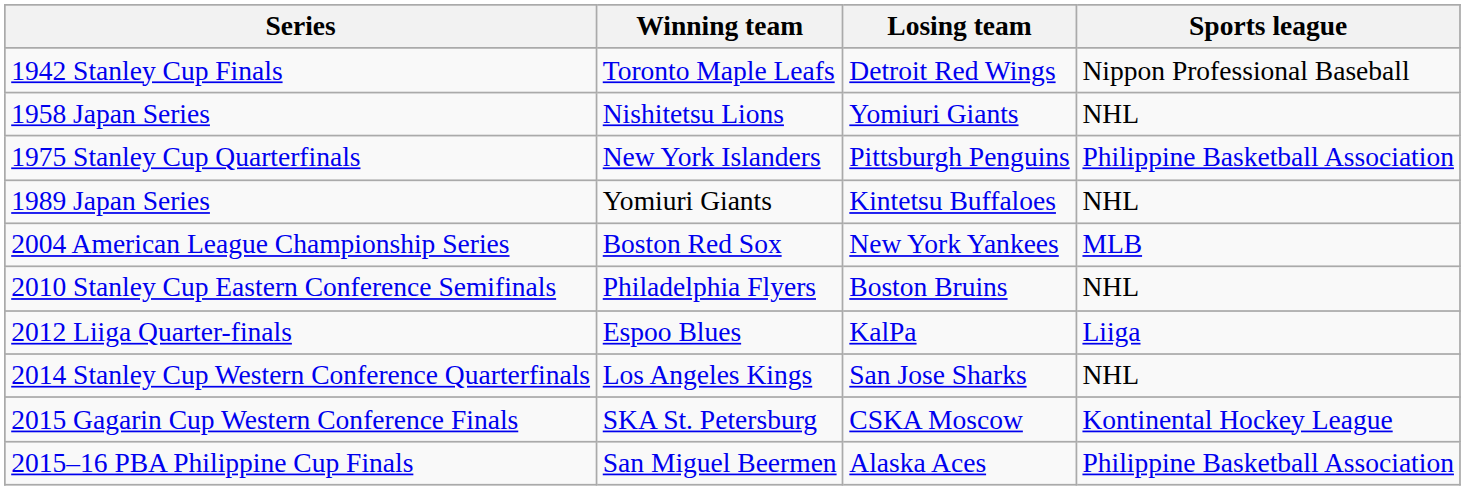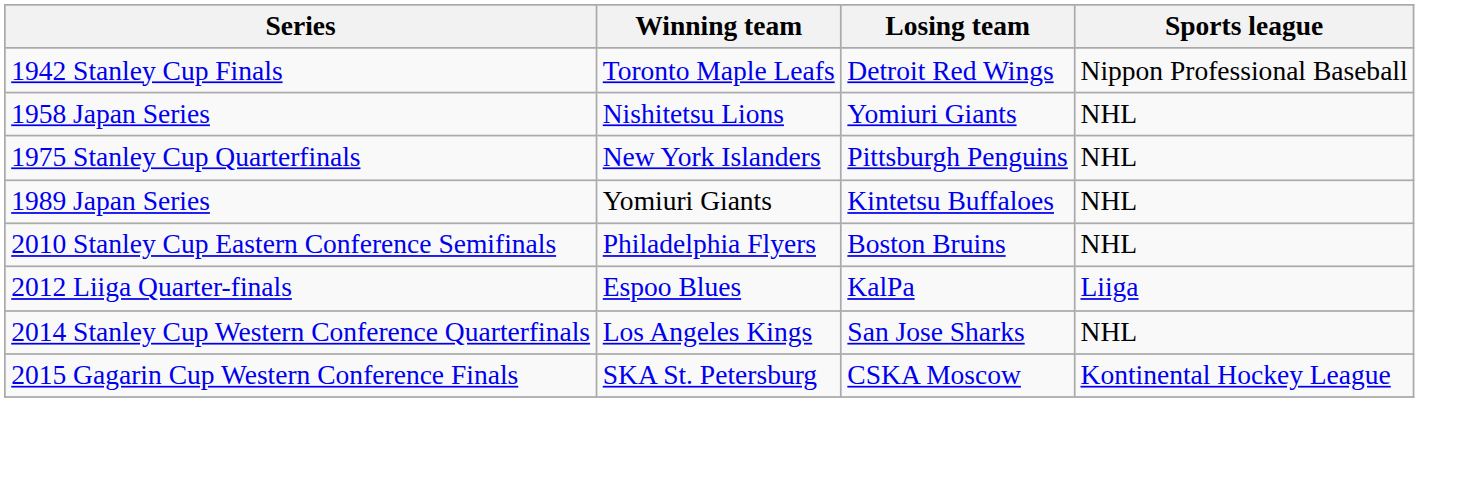(1268, 157) Philippine Basketball Association -> (1109, 157) NHL
- row: (260, 244)
- row: (212, 462)
